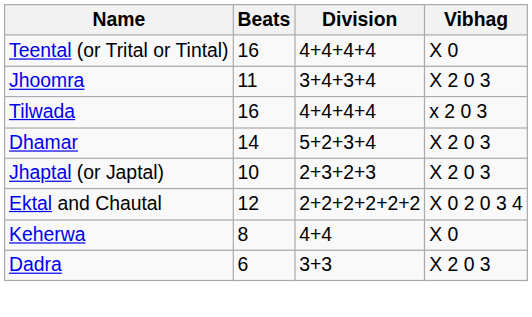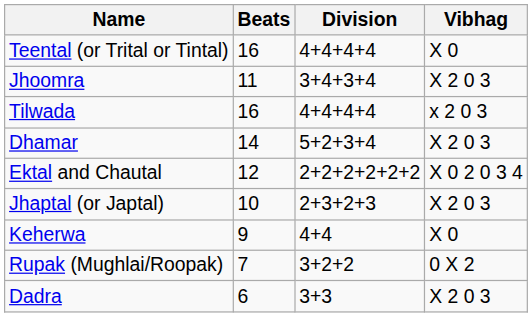rows swapped: (85, 204) <-> (87, 173)
(243, 234) 8 -> (243, 234) 9
+ row: (116, 265)
